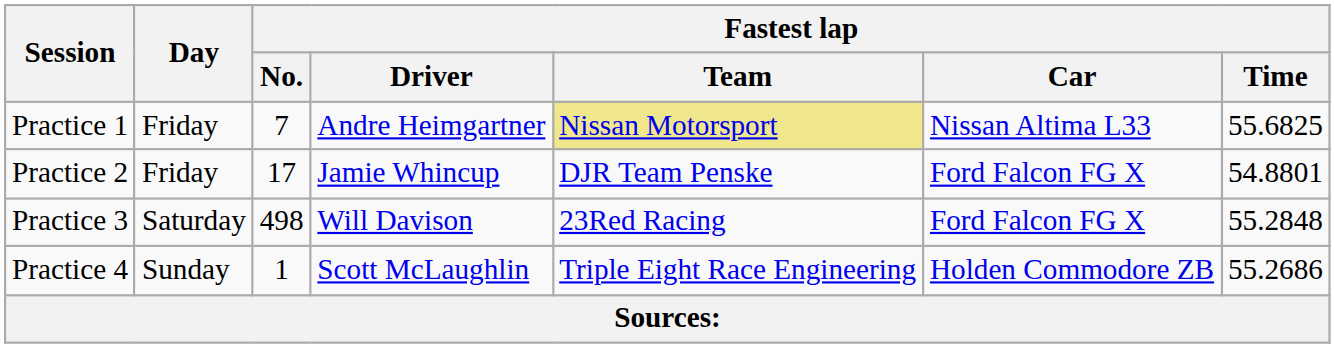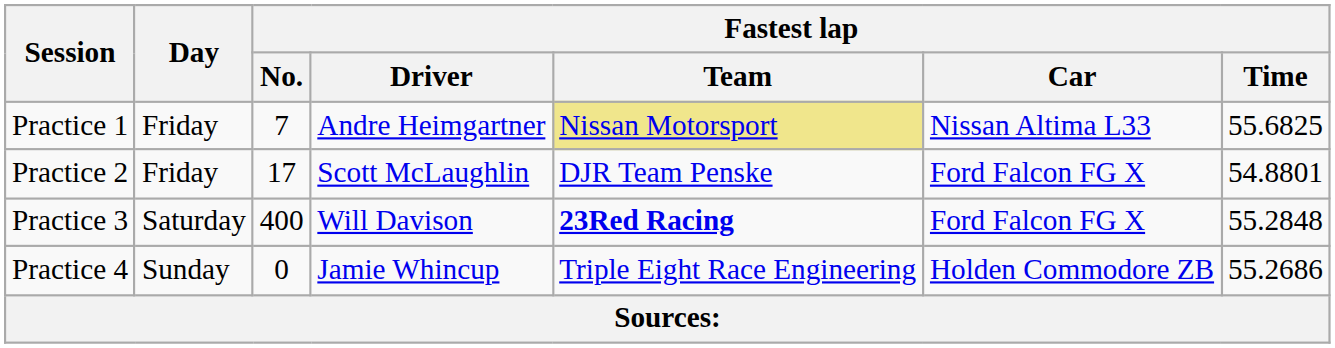(408, 172) Jamie Whincup -> (423, 172) Scott McLaughlin
(282, 221) 498 -> (282, 221) 400
(642, 221) normal -> (646, 221) bold
(282, 269) 1 -> (282, 269) 0
(423, 269) Scott McLaughlin -> (408, 269) Jamie Whincup
